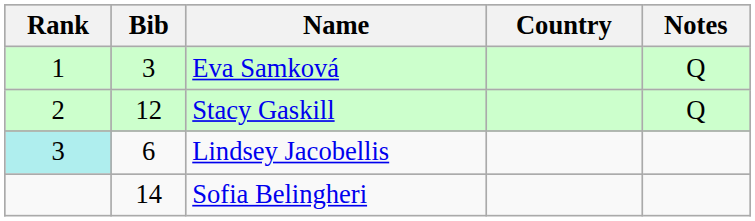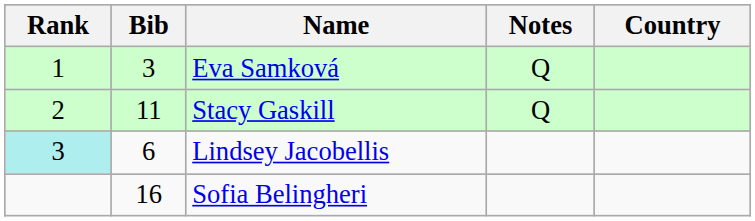columns swapped: (564, 25) <-> (696, 25)
(149, 109) 12 -> (149, 109) 11
(149, 194) 14 -> (149, 194) 16
